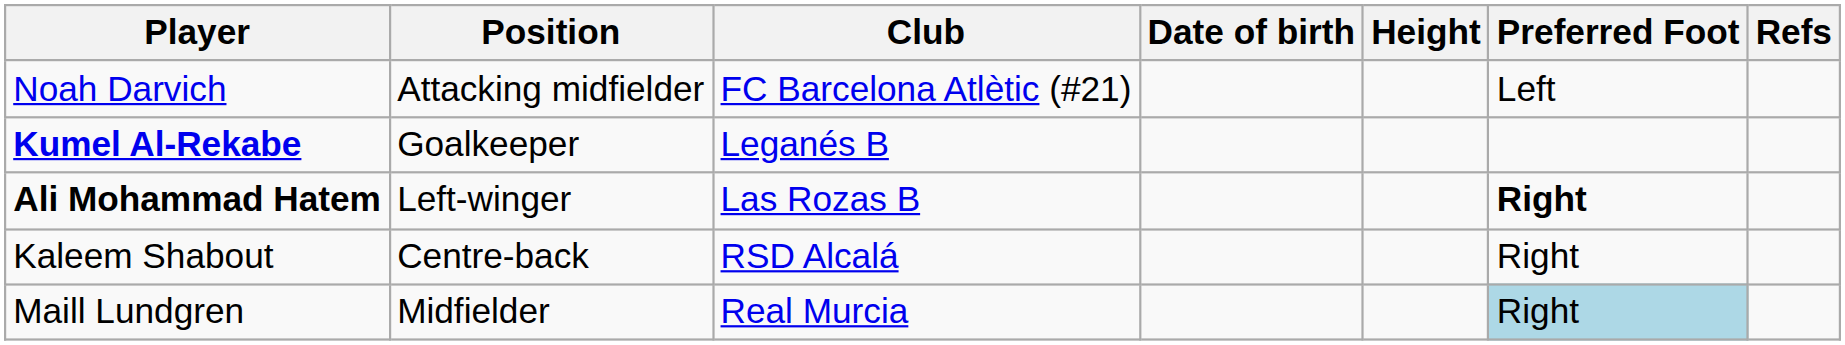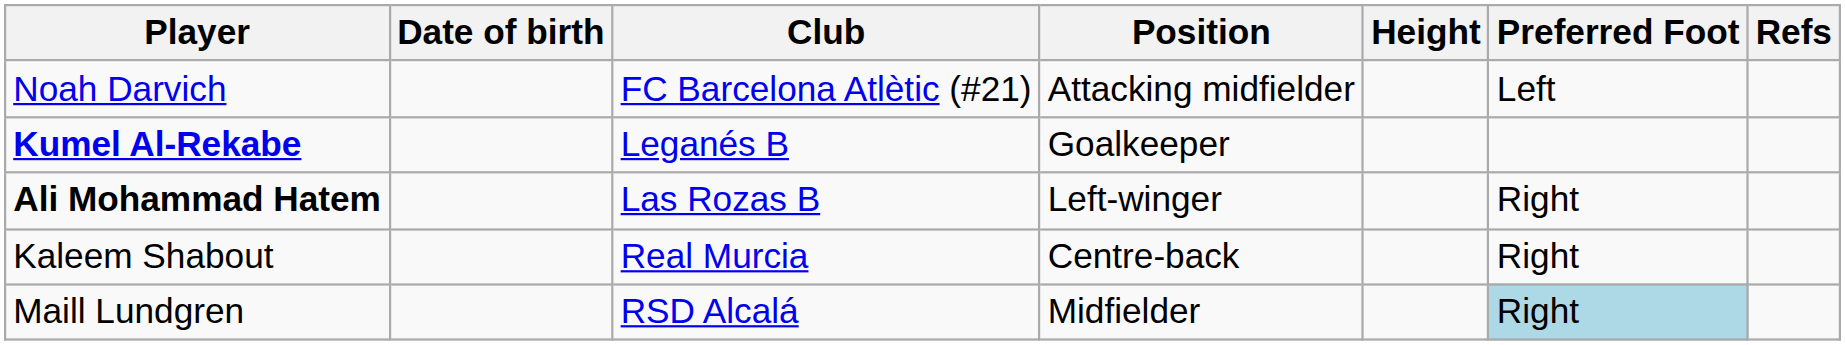columns swapped: (1251, 32) <-> (551, 32)
(1542, 199) bold -> (1538, 199) normal
(810, 255) RSD Alcalá -> (715, 255) Real Murcia
(814, 311) Real Murcia -> (710, 311) RSD Alcalá
